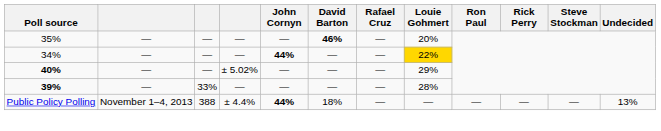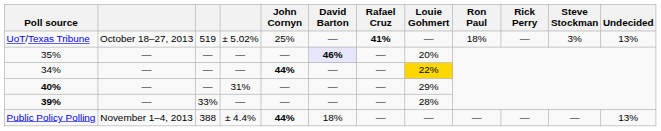+ row: (48, 39)
(332, 39) no background -> (333, 54) lavender background
(240, 70) ± 5.02% -> (240, 86) 31%
